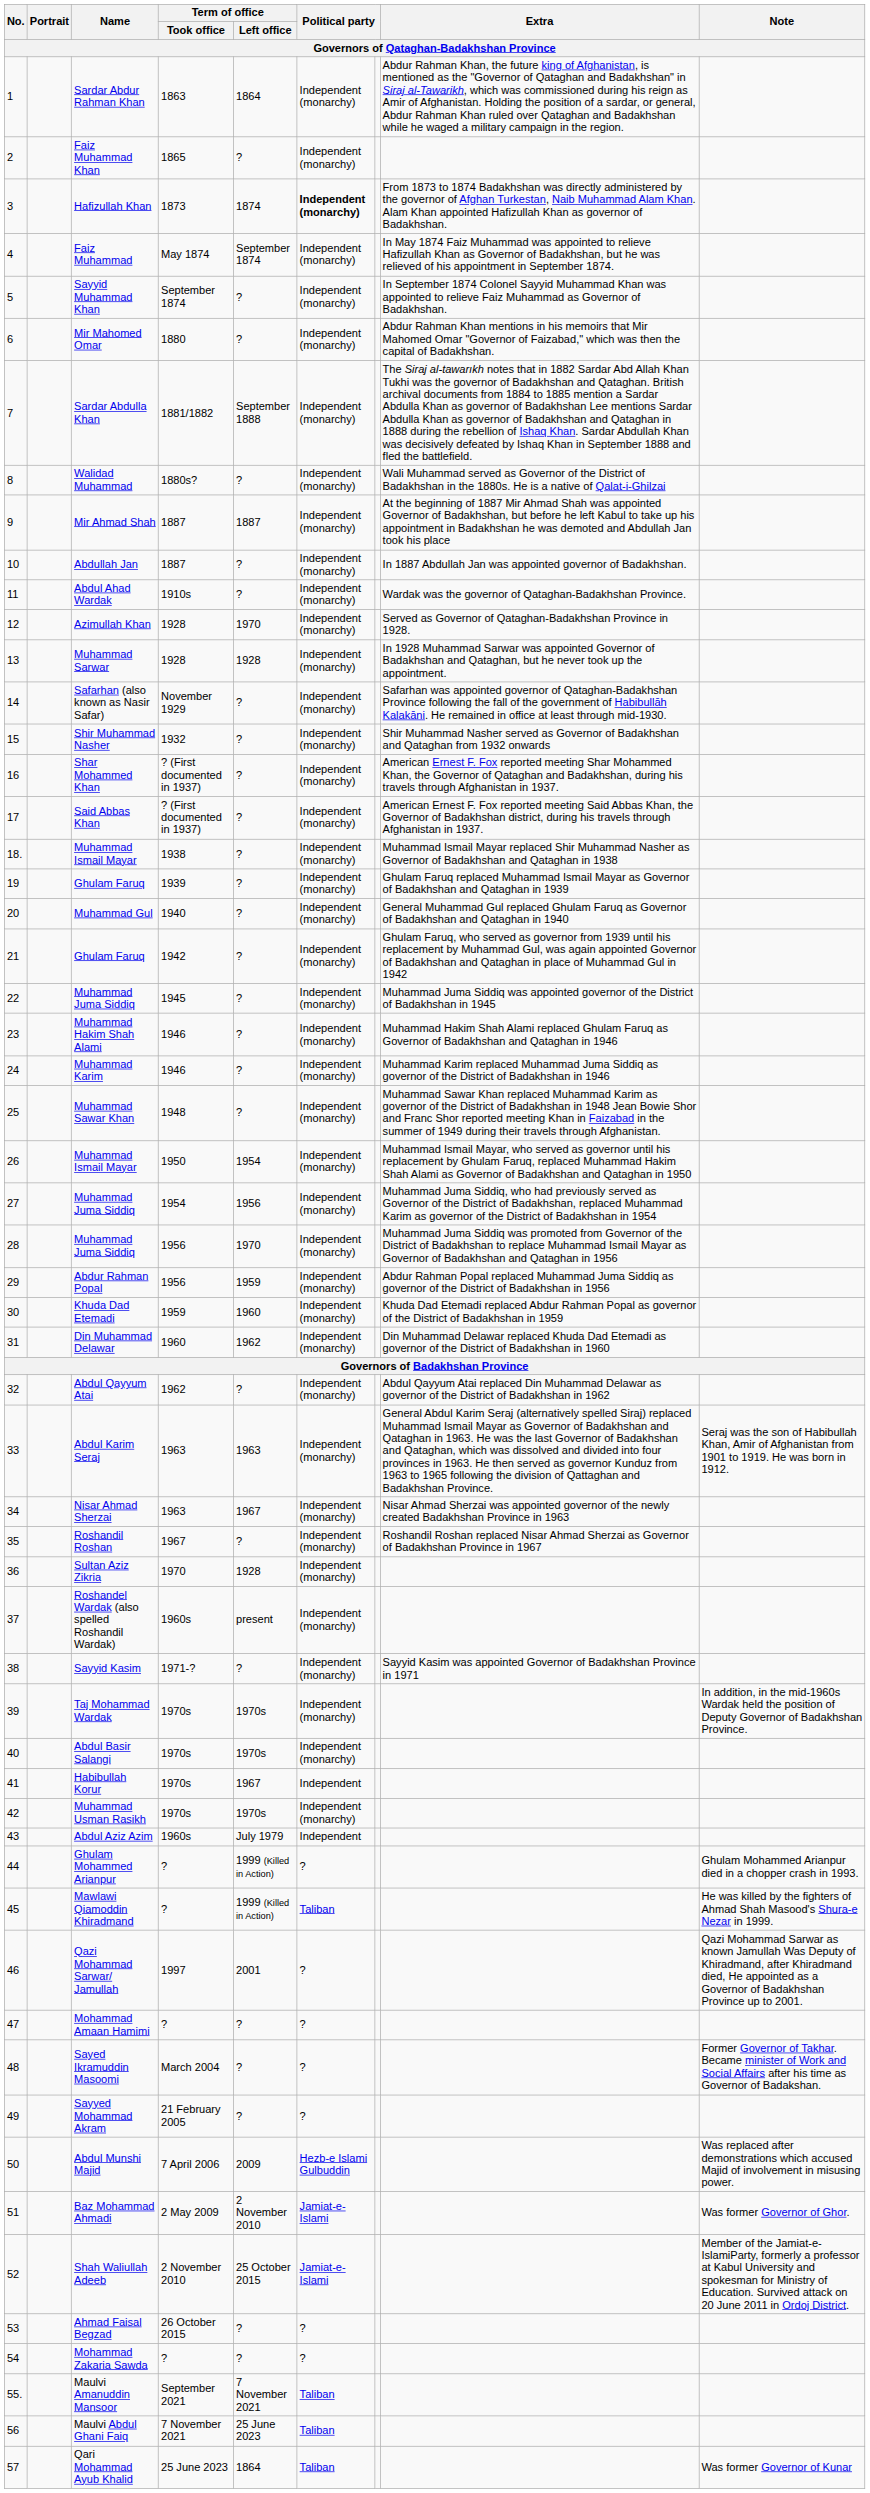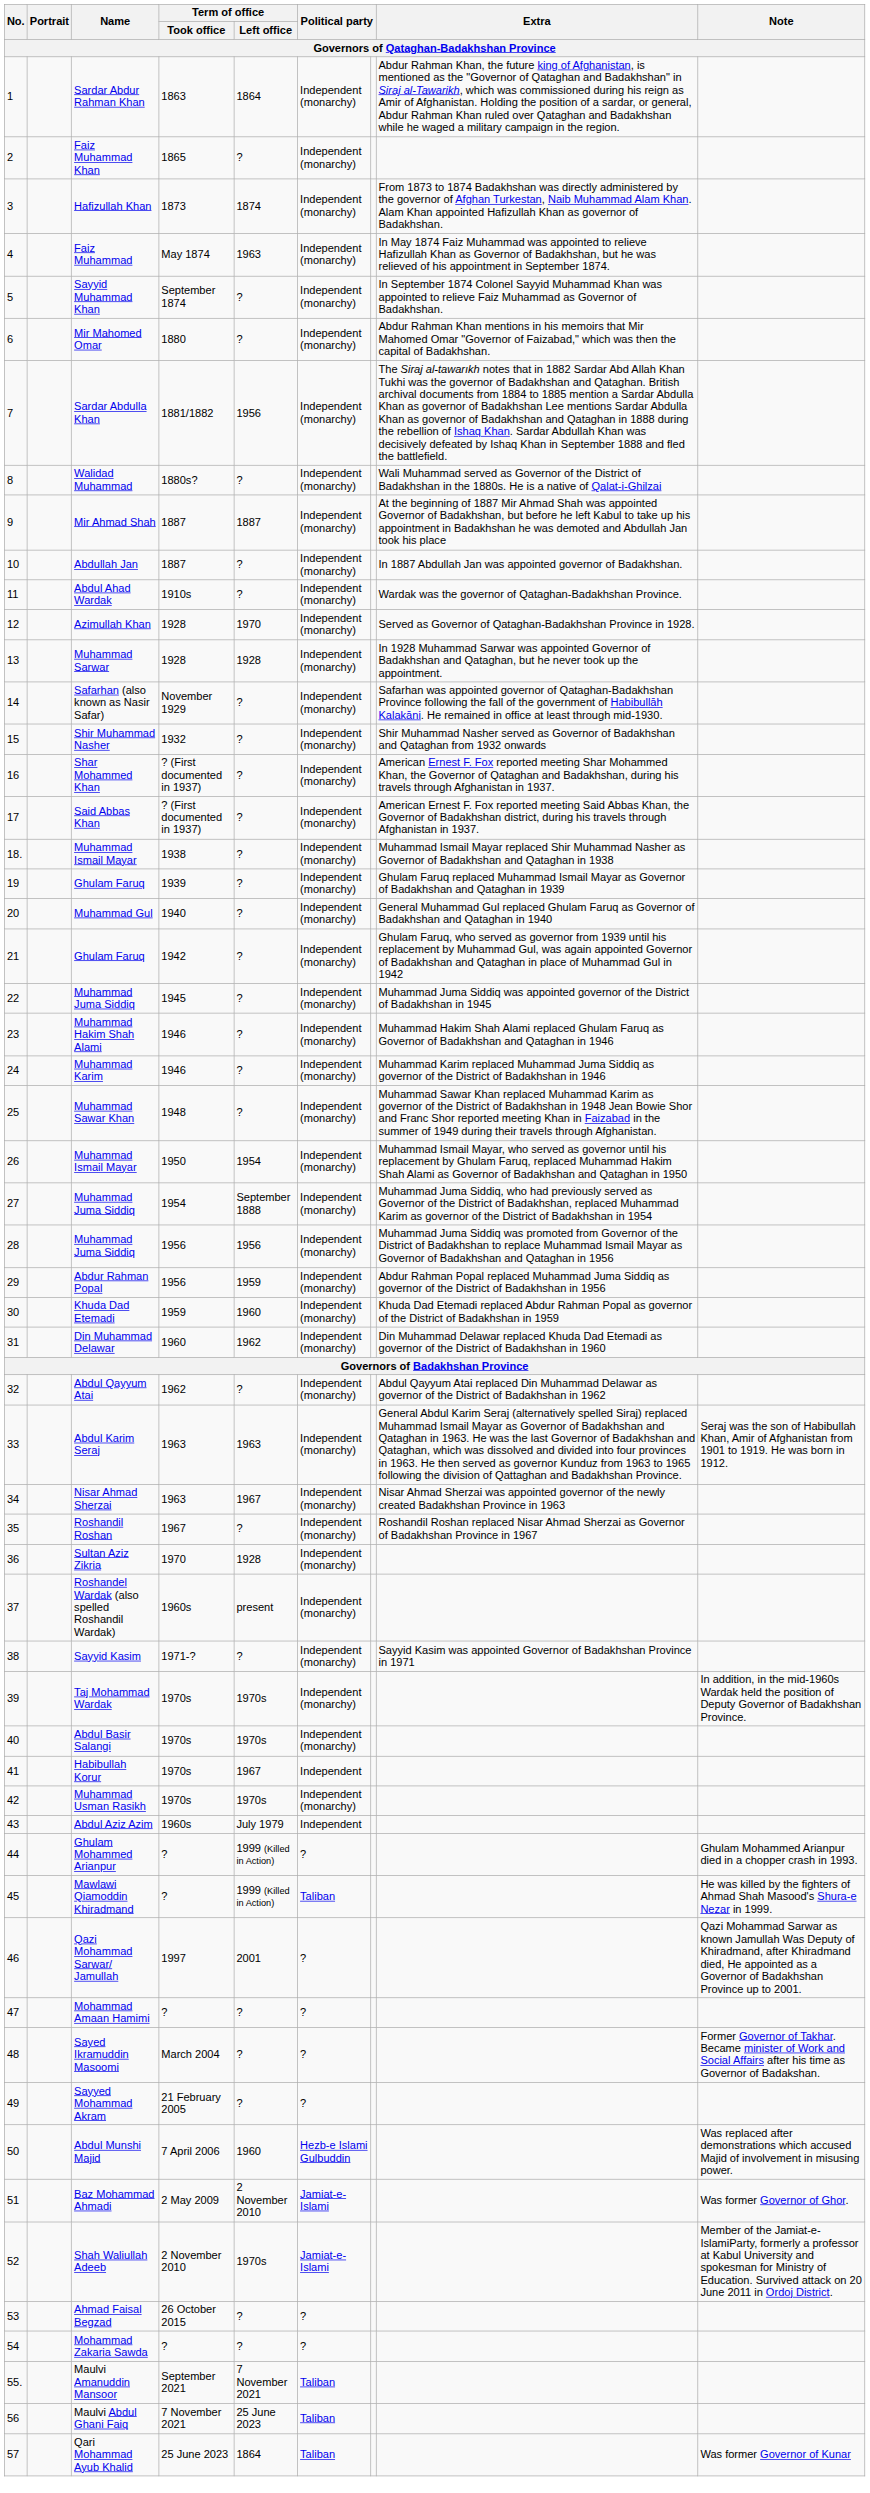(332, 206) bold -> (331, 206) normal
(263, 254) September 1874 -> (249, 254) 1963
(263, 413) September 1888 -> (249, 413) 1956
(248, 1204) 1956 -> (263, 1204) September 1888
(248, 1246) 1970 -> (249, 1246) 1956
(248, 2164) 2009 -> (249, 2152) 1960
(263, 2274) 25 October 2015 -> (251, 2261) 1970s
